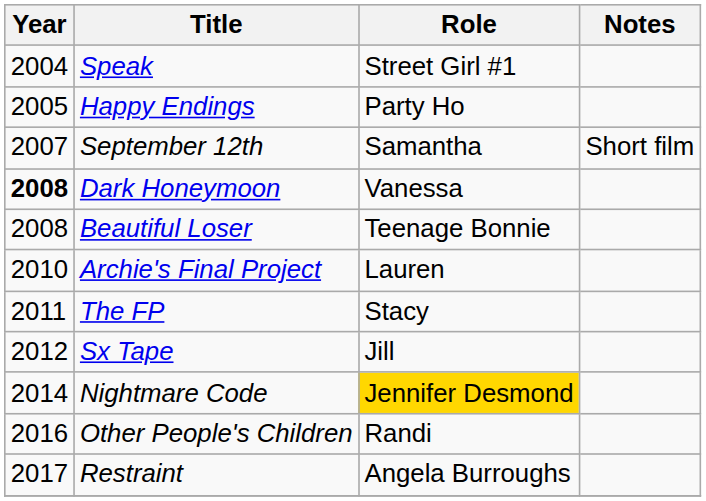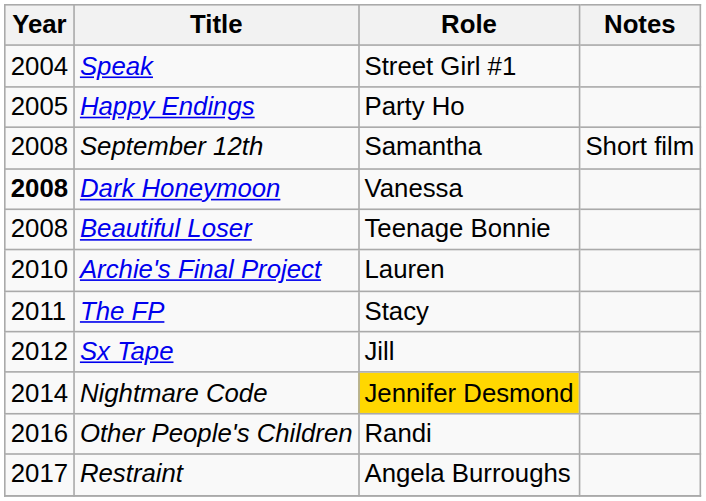(39, 147) 2007 -> (39, 147) 2008
